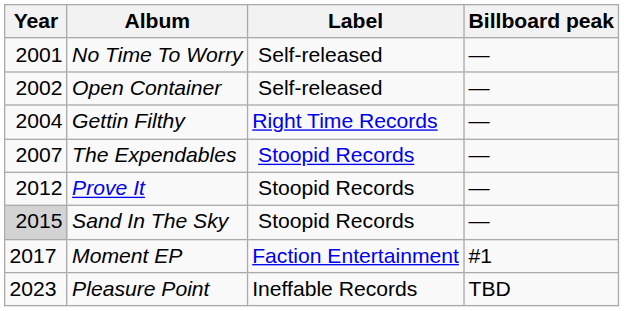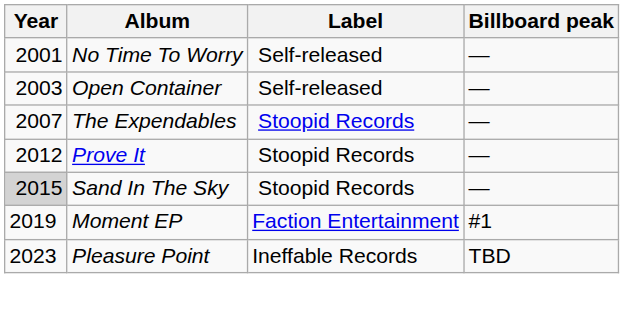(36, 88) 2002 -> (36, 88) 2003
- row: (128, 121)
(33, 255) 2017 -> (33, 222) 2019
